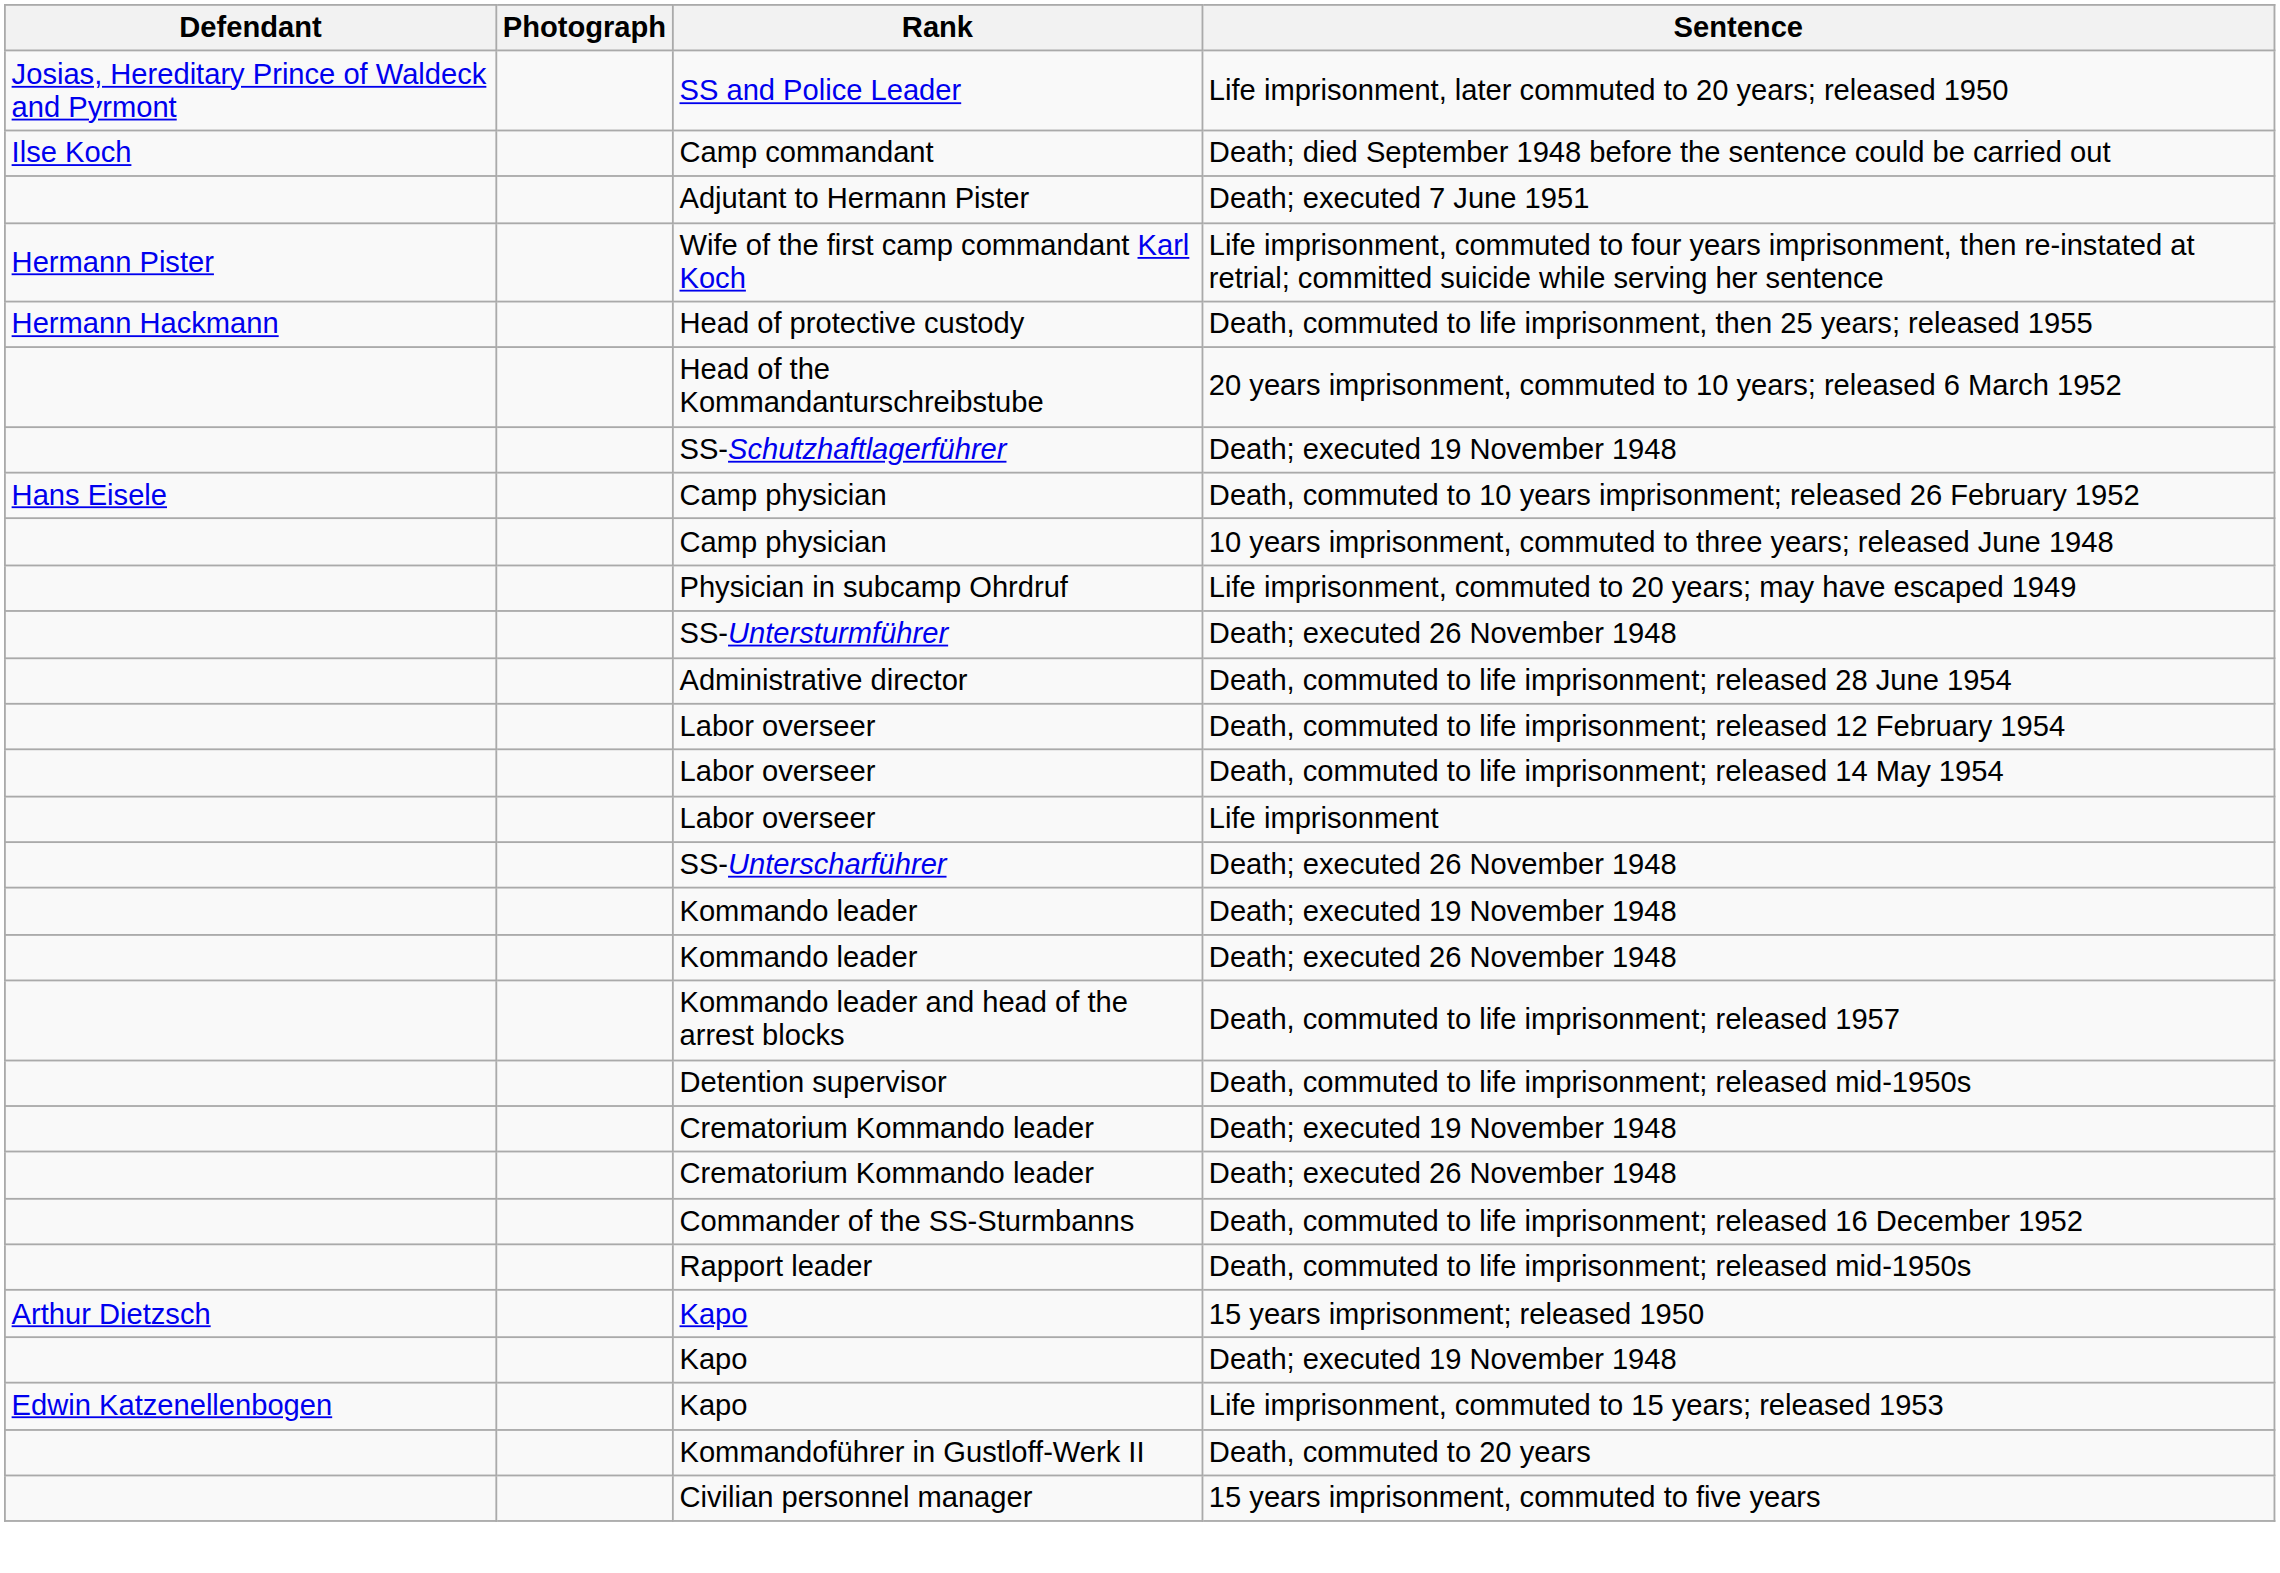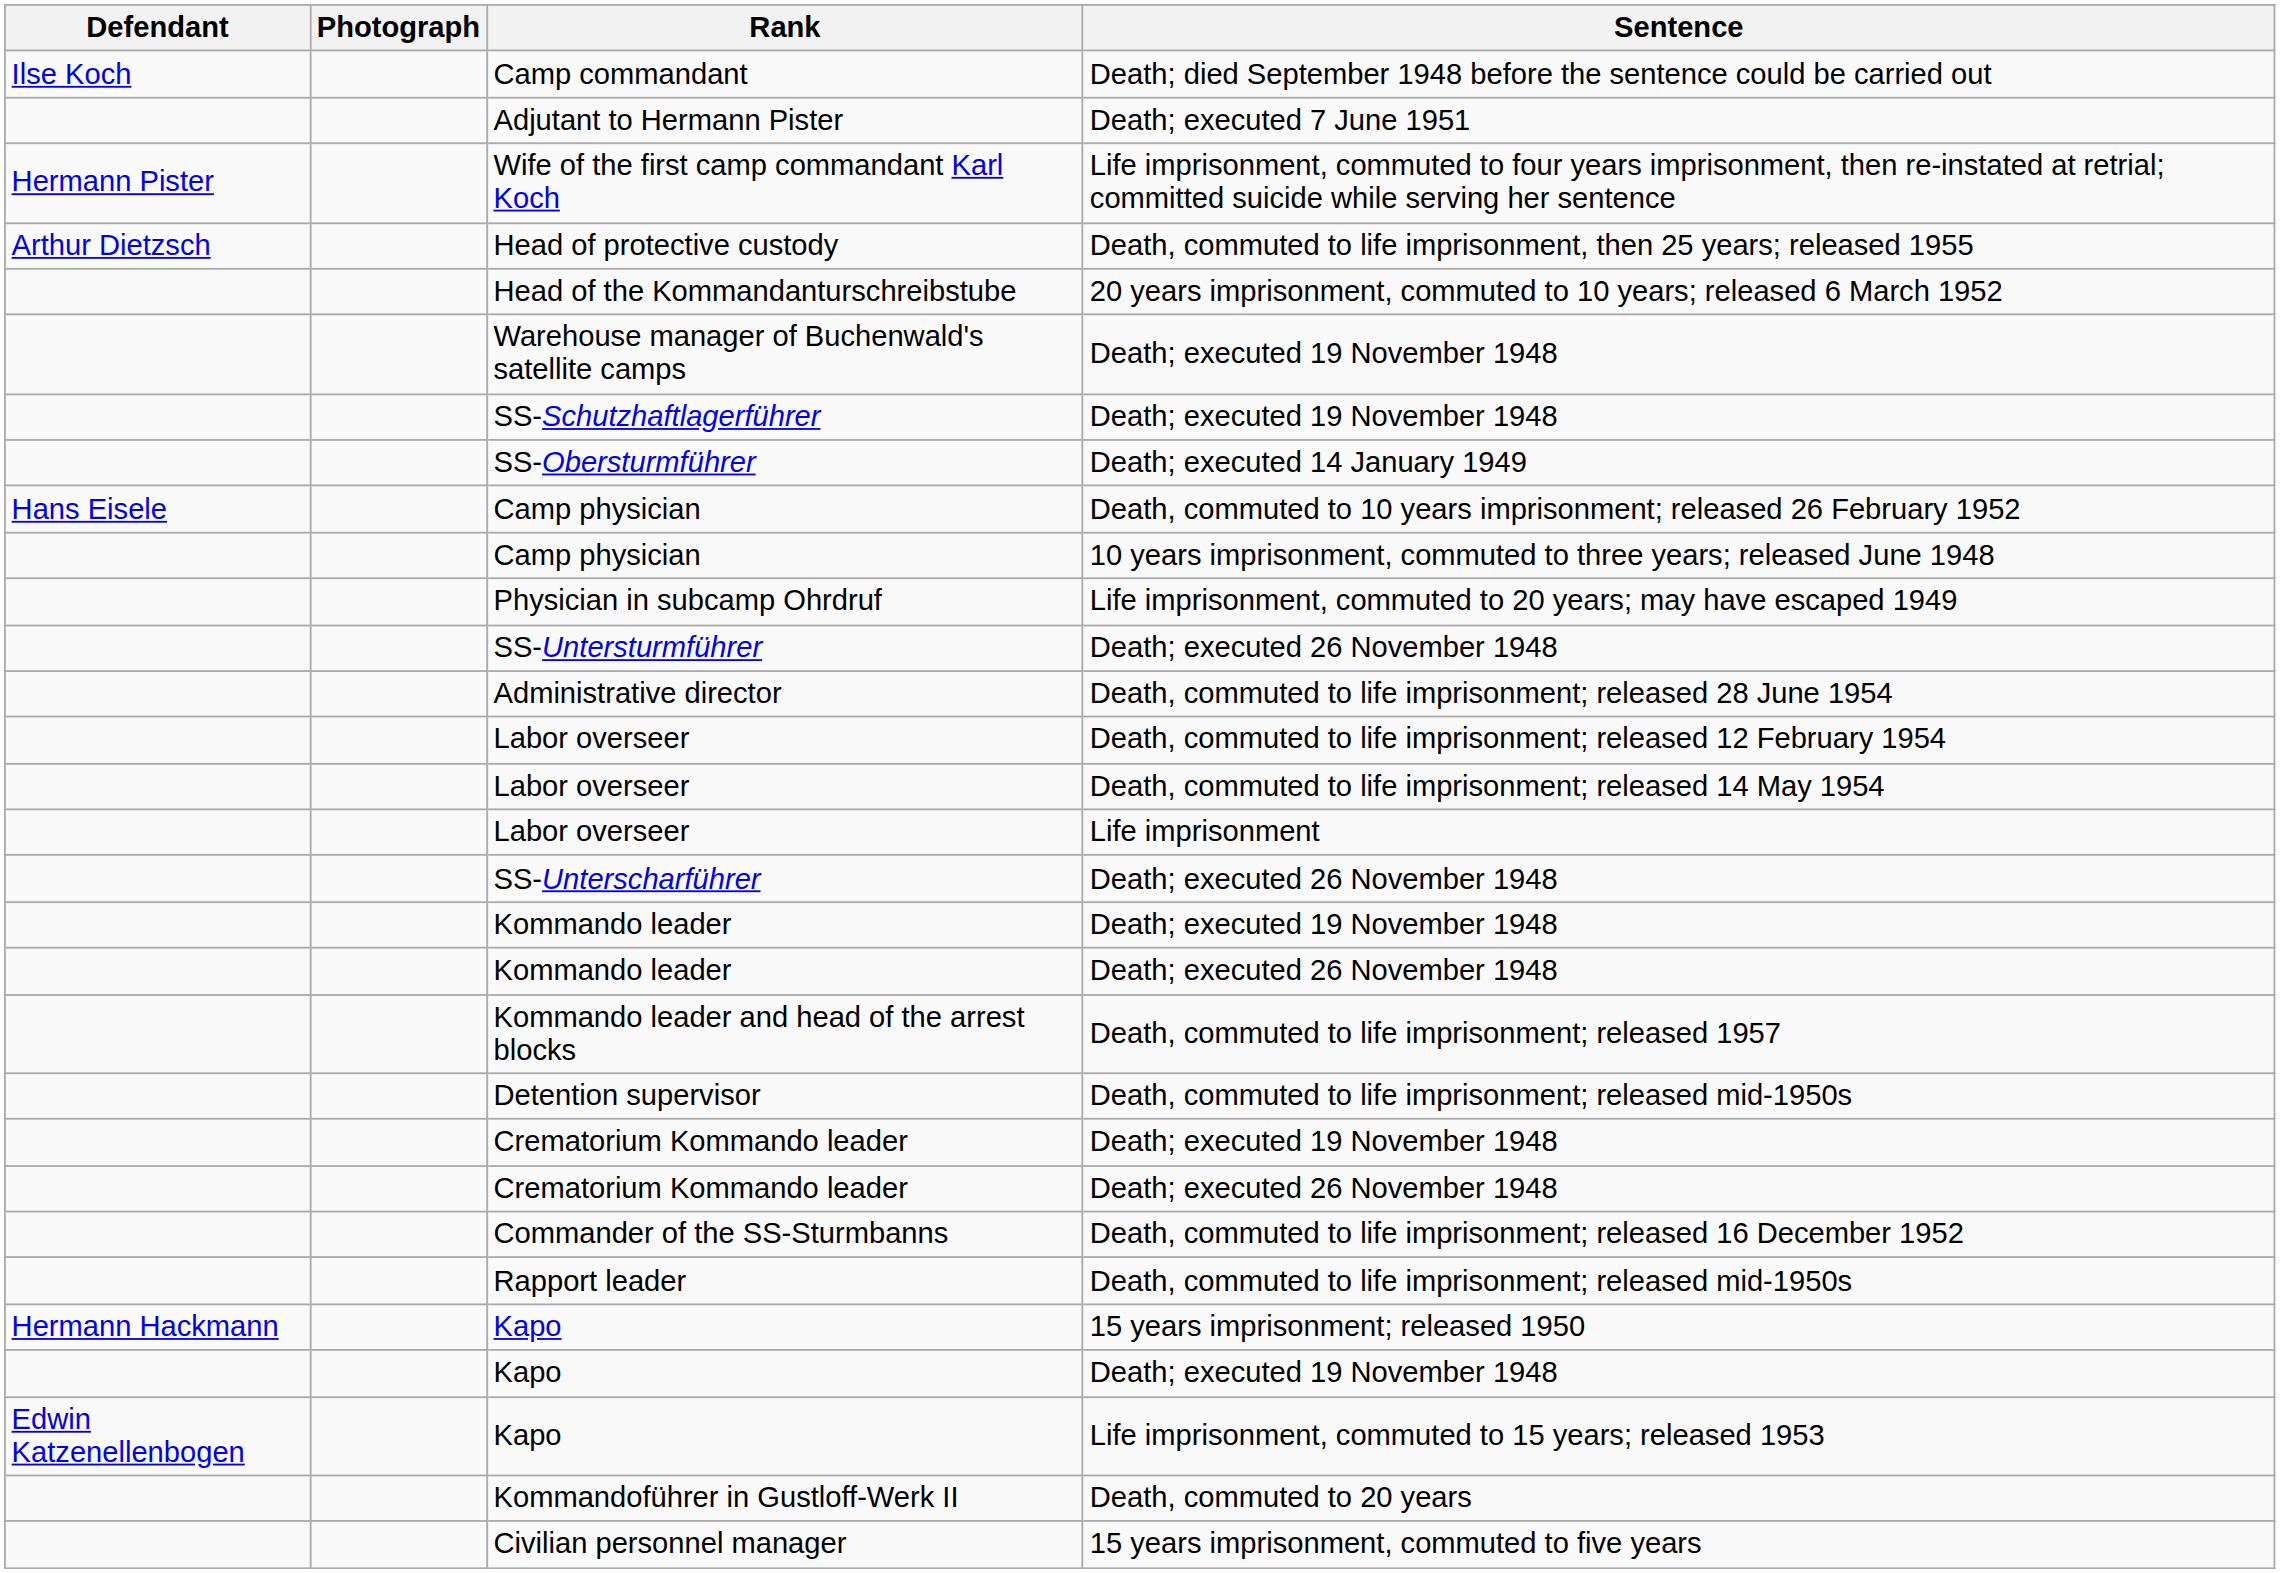- row: (820, 90)
(145, 324) Hermann Hackmann -> (111, 245) Arthur Dietzsch
+ row: (739, 353)
+ row: (625, 462)
(111, 1313) Arthur Dietzsch -> (145, 1326) Hermann Hackmann
